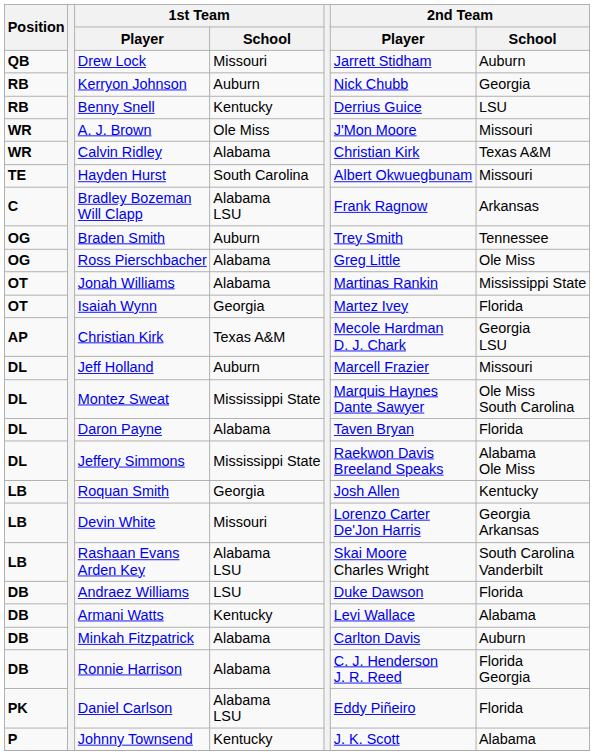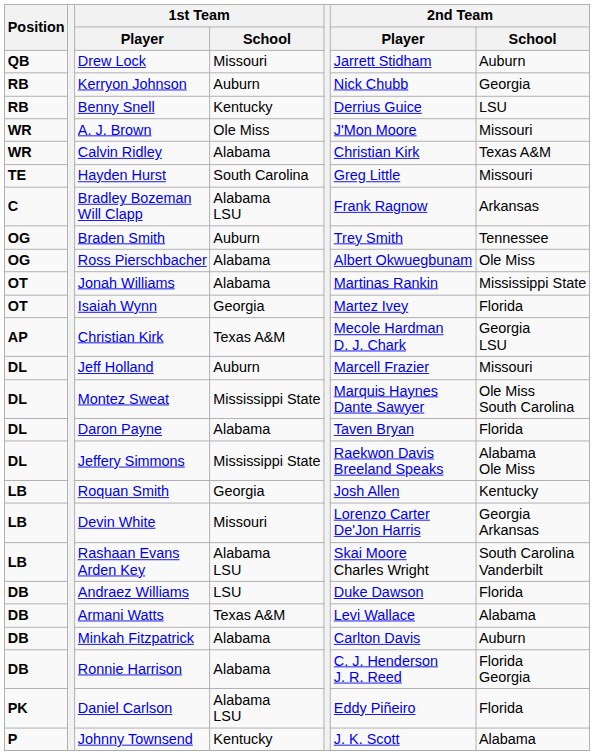(403, 175) Albert Okwuegbunam -> (367, 175) Greg Little
(367, 260) Greg Little -> (403, 260) Albert Okwuegbunam
(243, 615) Kentucky -> (249, 615) Texas A&M
